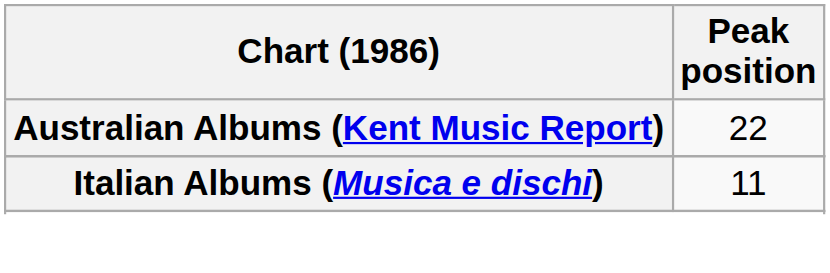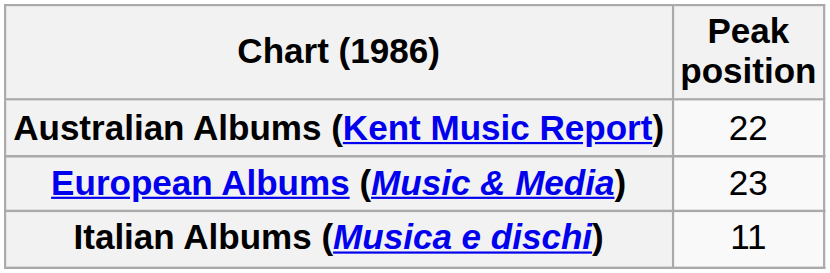+ row: (339, 182)
